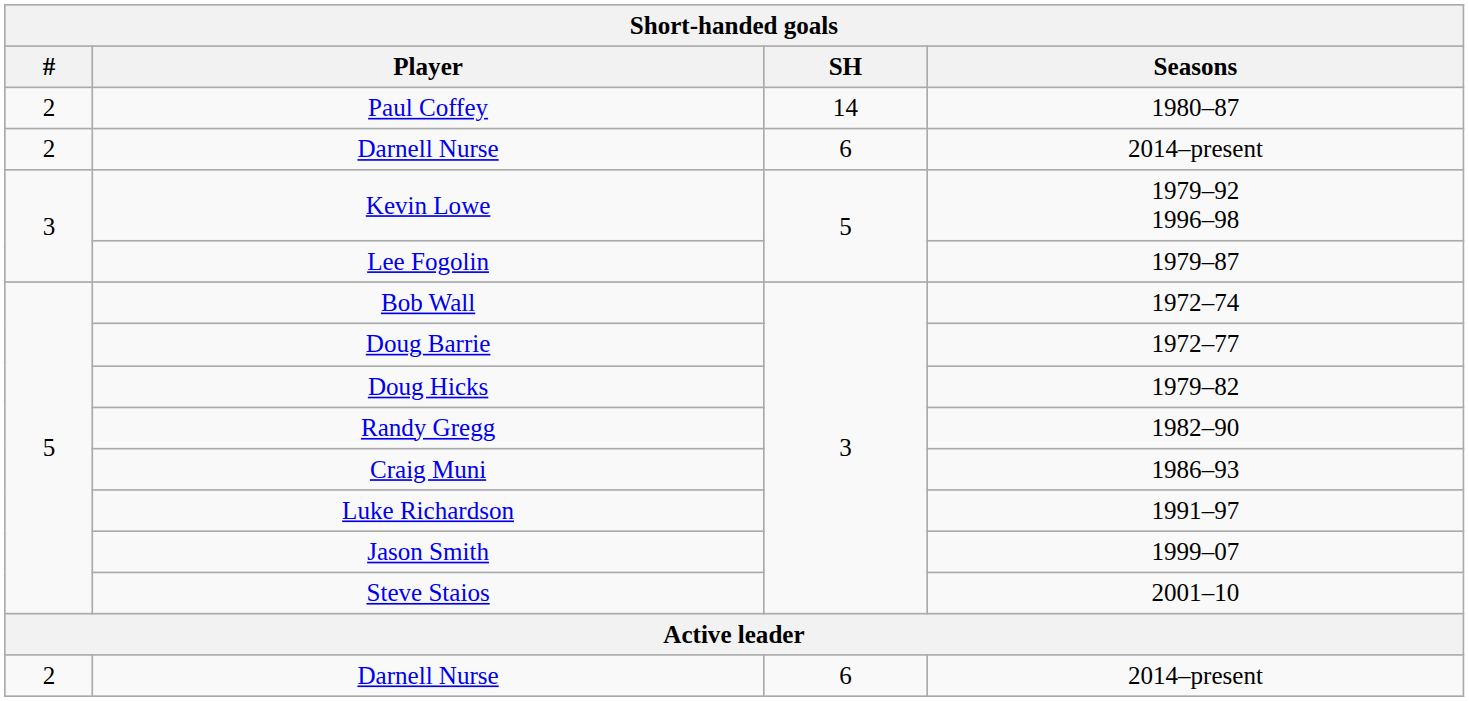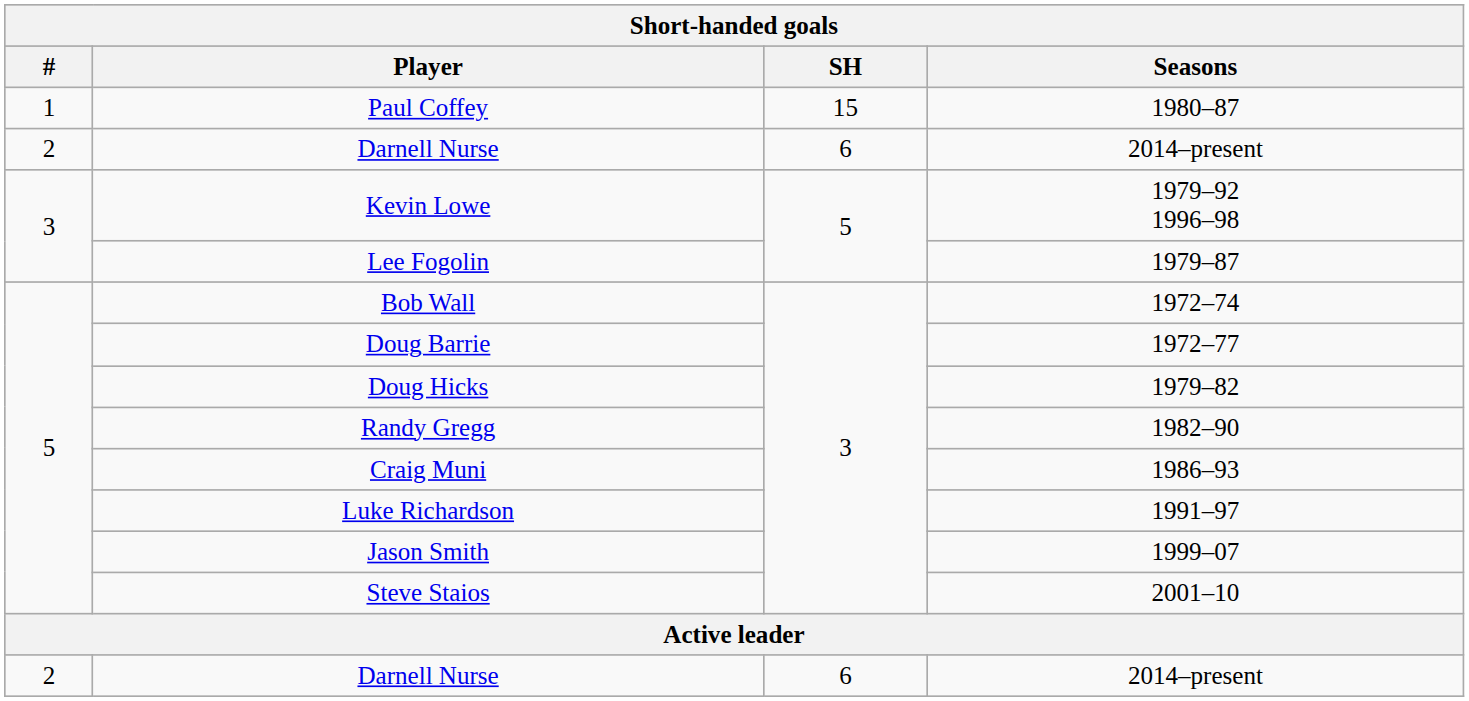(49, 108) 2 -> (49, 108) 1
(845, 108) 14 -> (845, 108) 15
